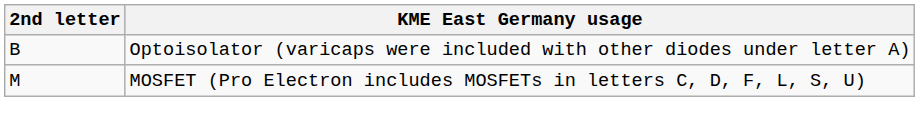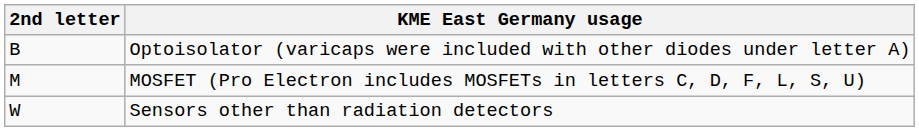+ row: (342, 111)
